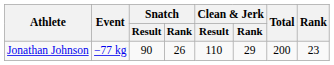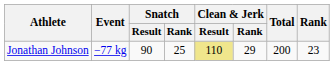(179, 51) 26 -> (179, 51) 25
(214, 51) no background -> (214, 51) khaki background
